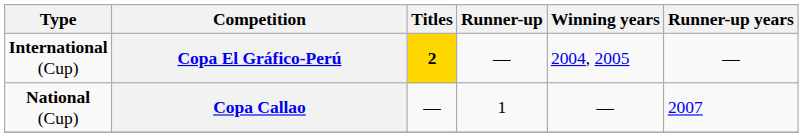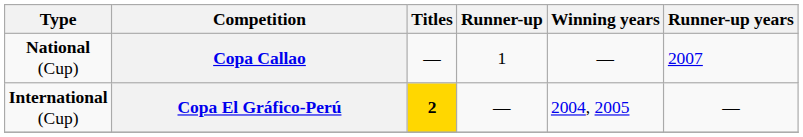rows swapped: (259, 58) <-> (259, 107)
